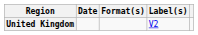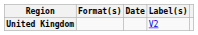columns swapped: (88, 11) <-> (123, 11)
